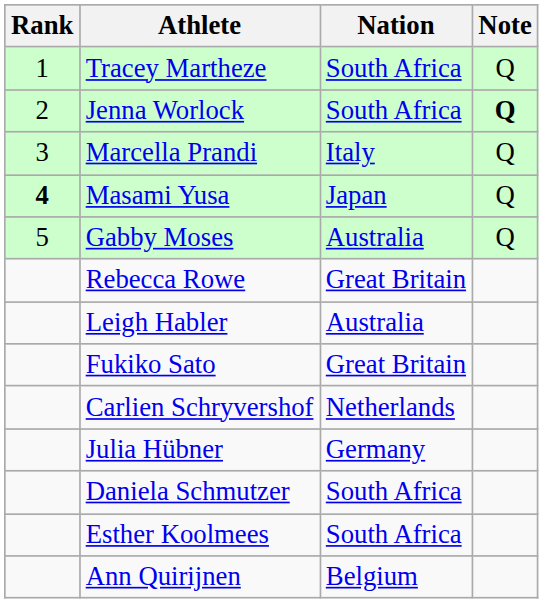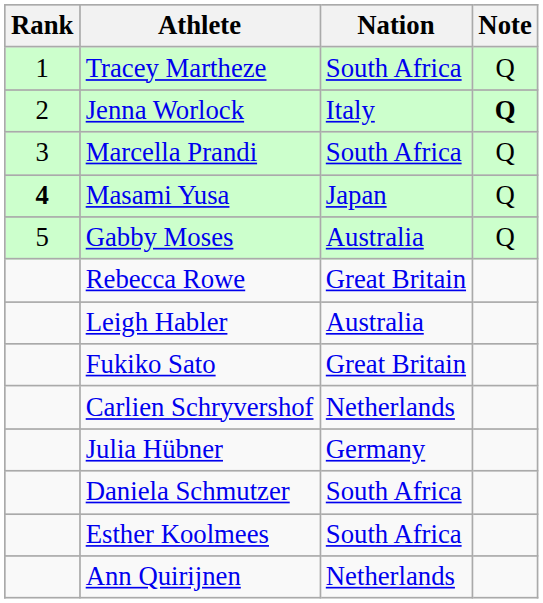(394, 110) South Africa -> (350, 110) Italy
(350, 152) Italy -> (394, 152) South Africa
(372, 576) Belgium -> (390, 576) Netherlands
